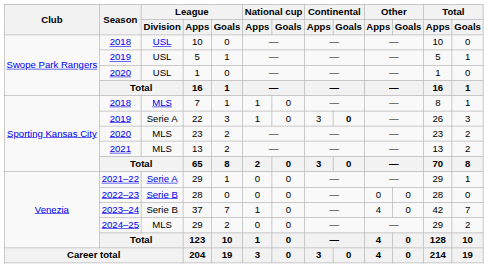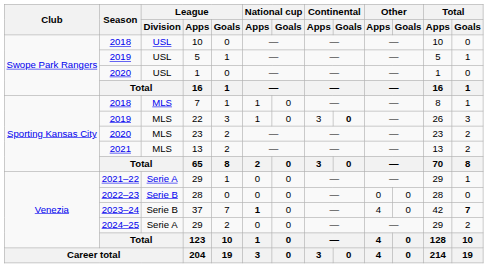(162, 118) Serie A -> (162, 118) MLS
(257, 210) normal -> (257, 210) bold
(468, 210) normal -> (468, 210) bold
(162, 225) MLS -> (162, 225) Serie A
